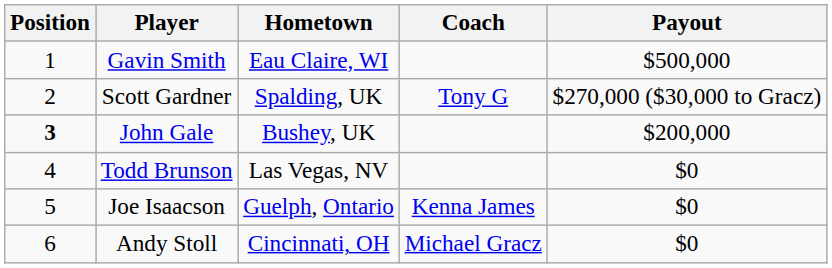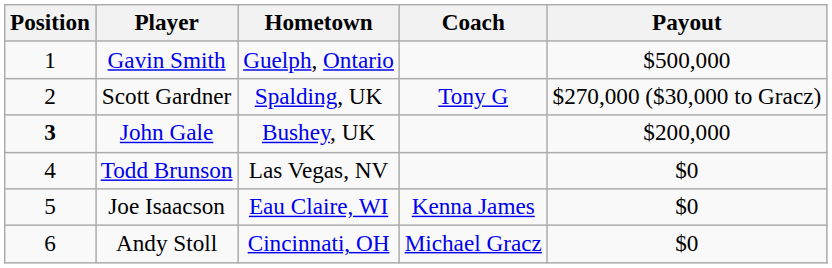(319, 59) Eau Claire, WI -> (319, 59) Guelph, Ontario
(319, 206) Guelph, Ontario -> (319, 206) Eau Claire, WI
